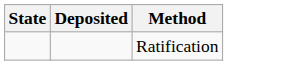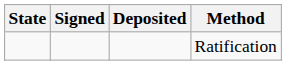+ column: (80, 18)
